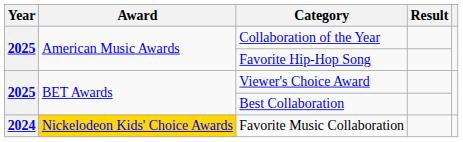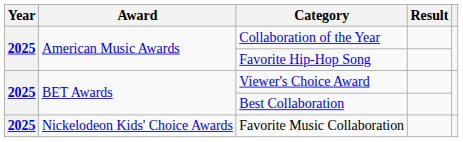(22, 125) 2024 -> (22, 125) 2025
(137, 125) gold background -> (137, 125) no background
